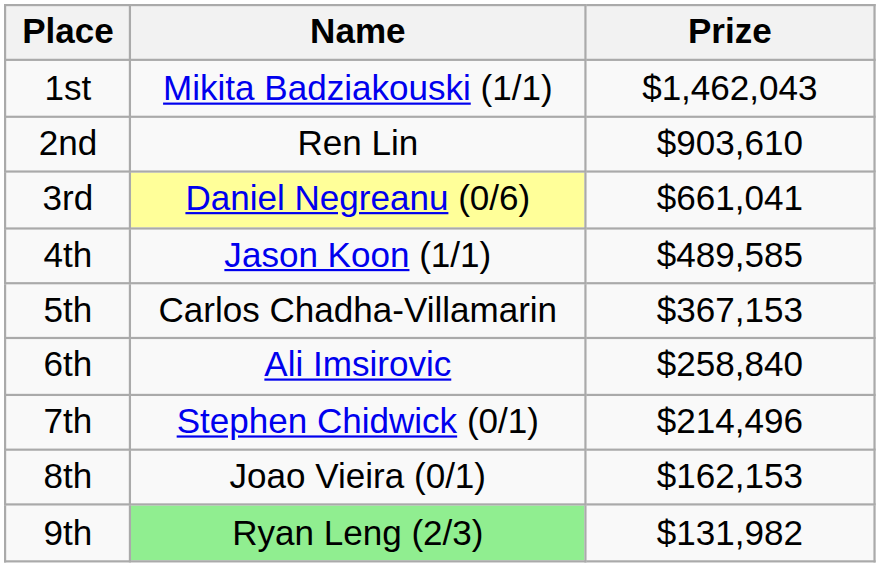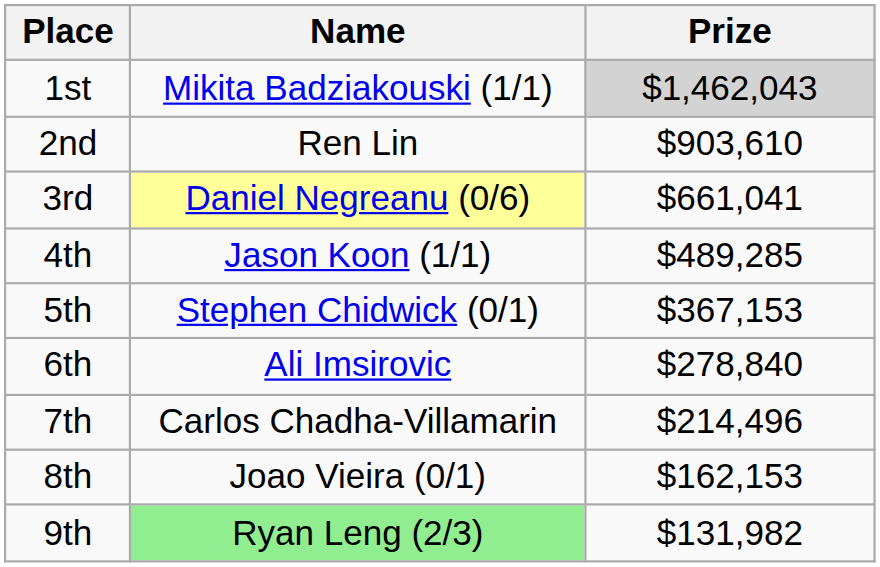(730, 87) no background -> (730, 87) lightgrey background
(730, 254) $489,585 -> (730, 254) $489,285
(358, 310) Carlos Chadha-Villamarin -> (358, 310) Stephen Chidwick (0/1)
(730, 365) $258,840 -> (730, 365) $278,840
(358, 421) Stephen Chidwick (0/1) -> (358, 421) Carlos Chadha-Villamarin
